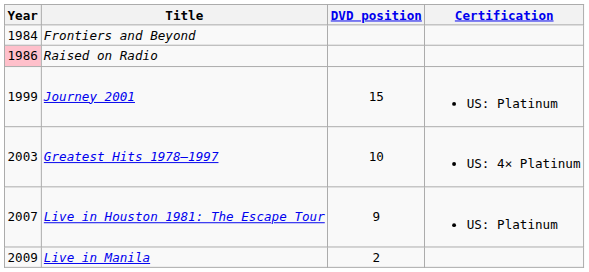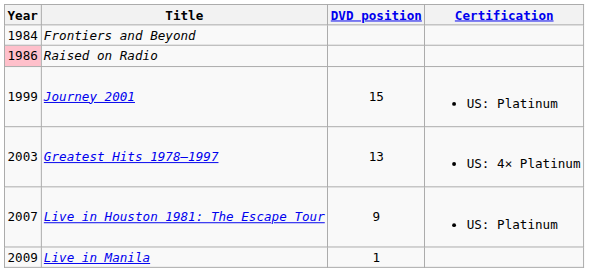(376, 157) 10 -> (376, 157) 13
(376, 257) 2 -> (376, 257) 1
